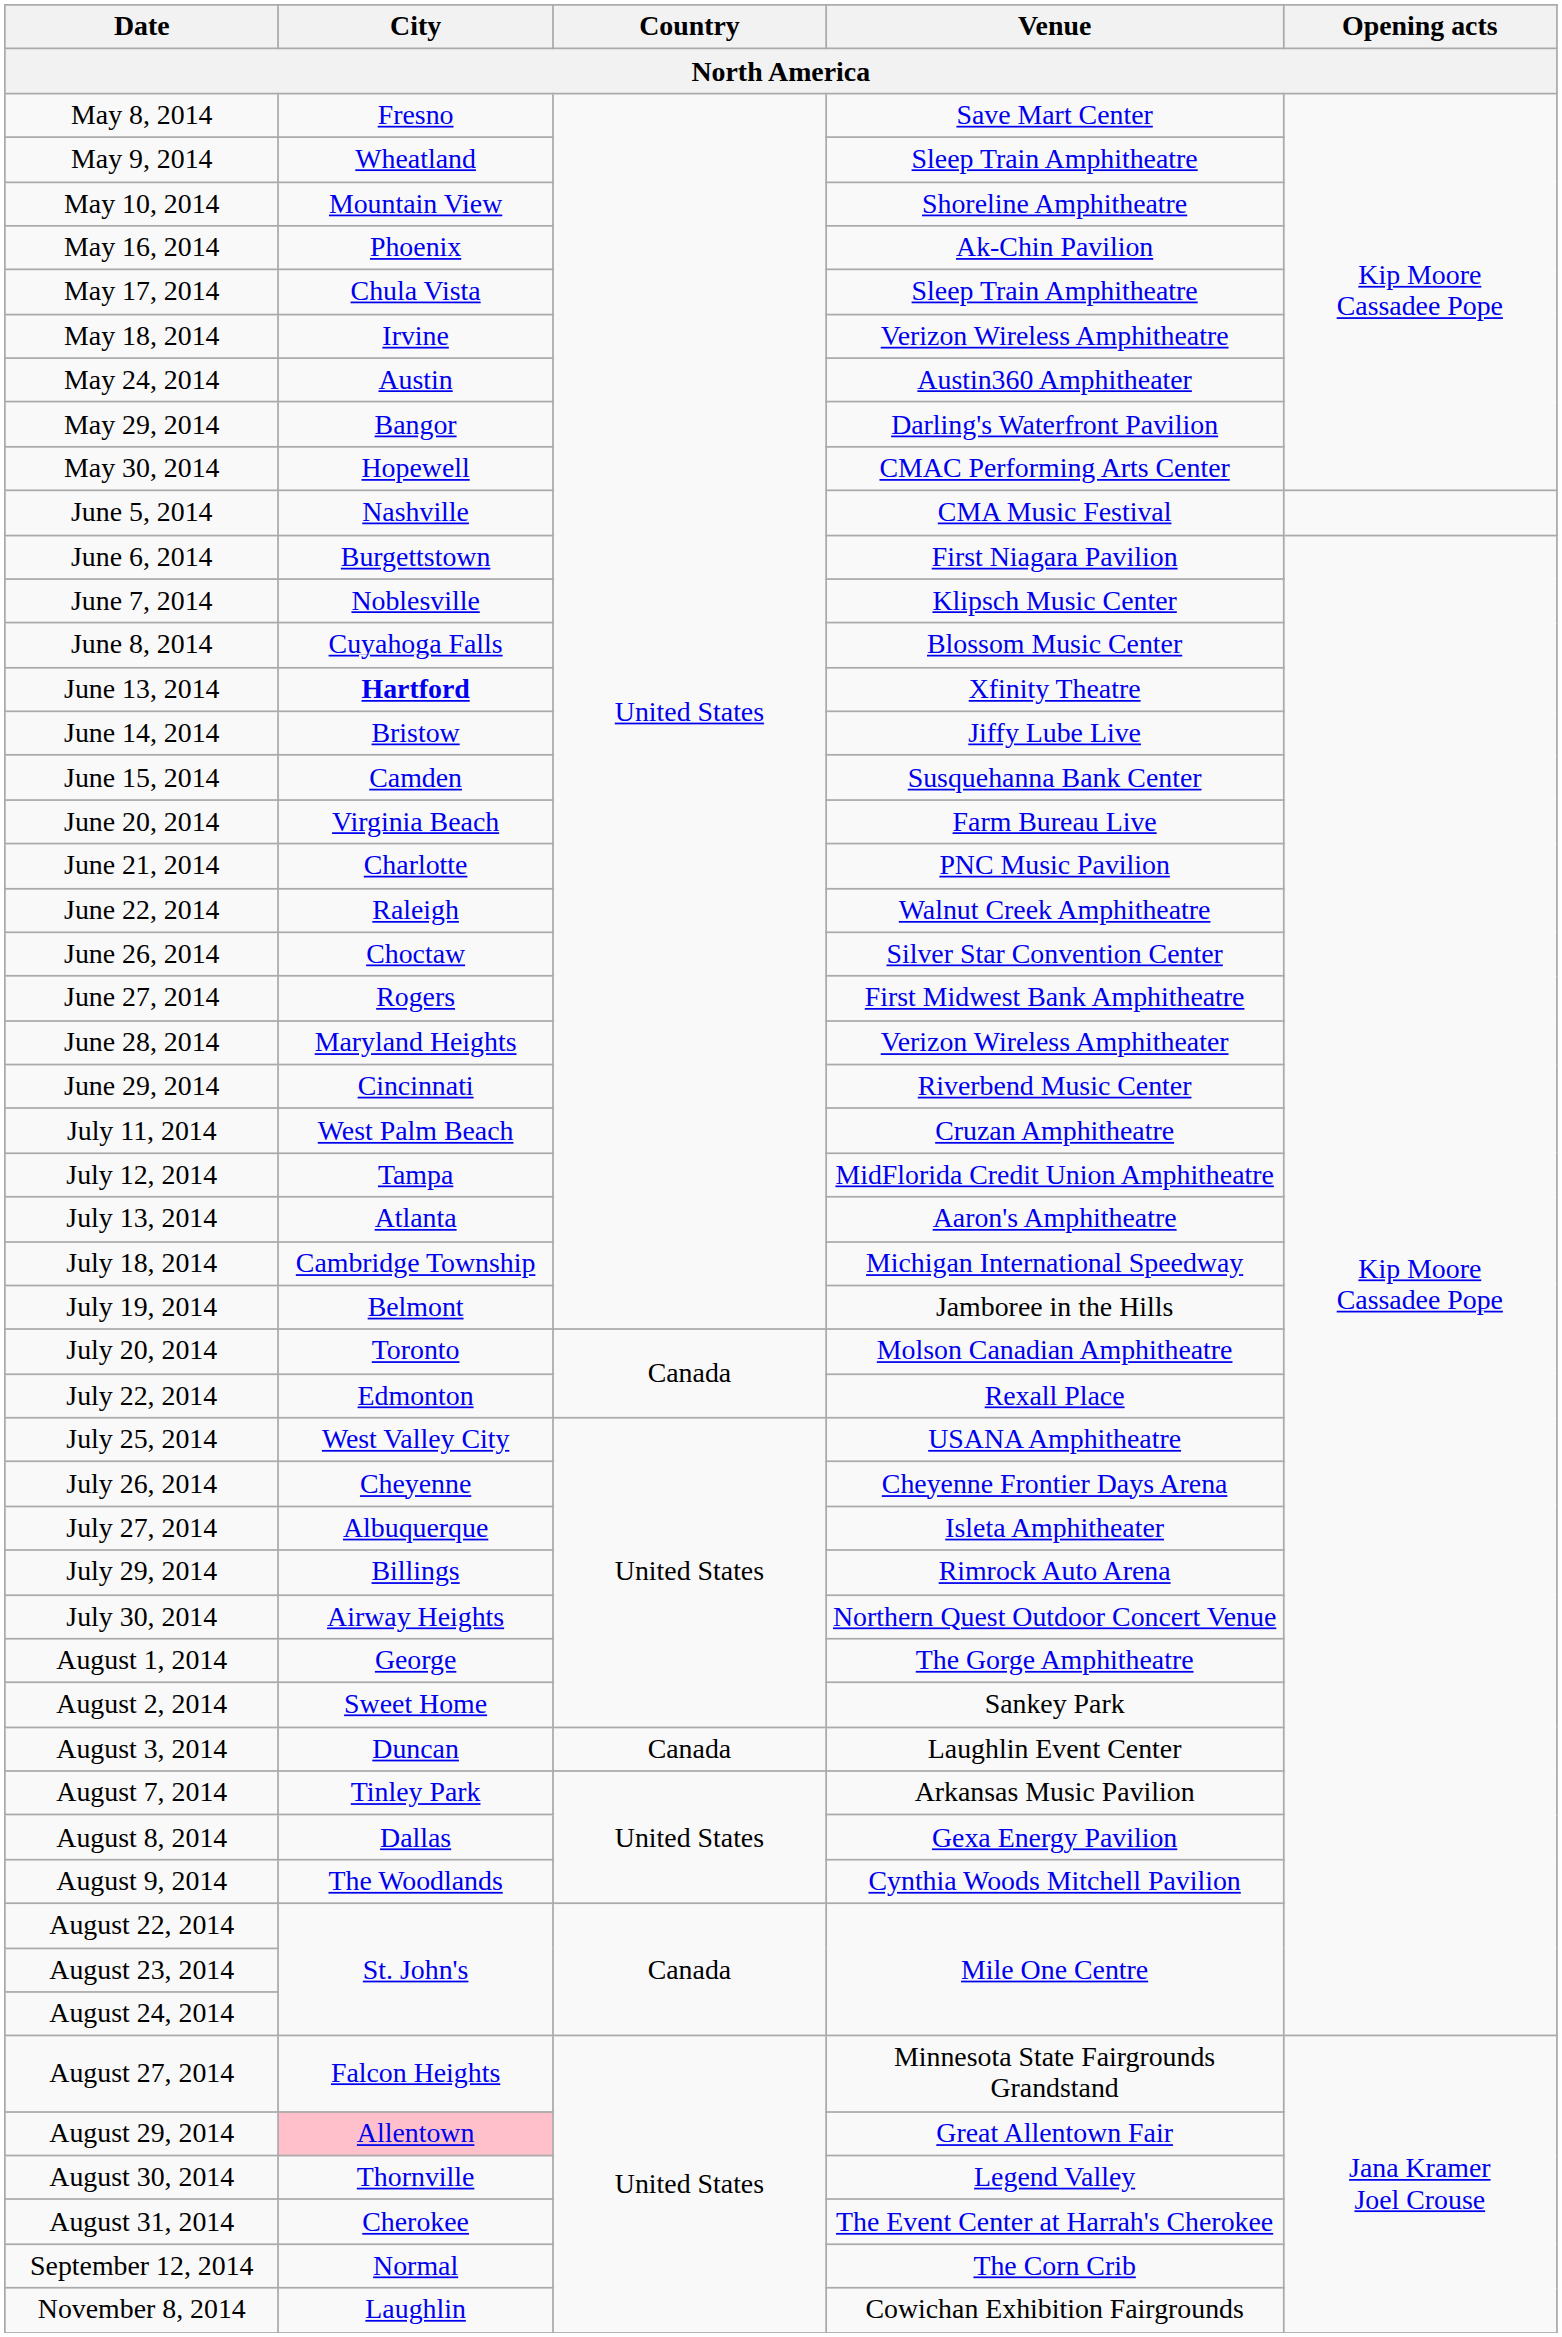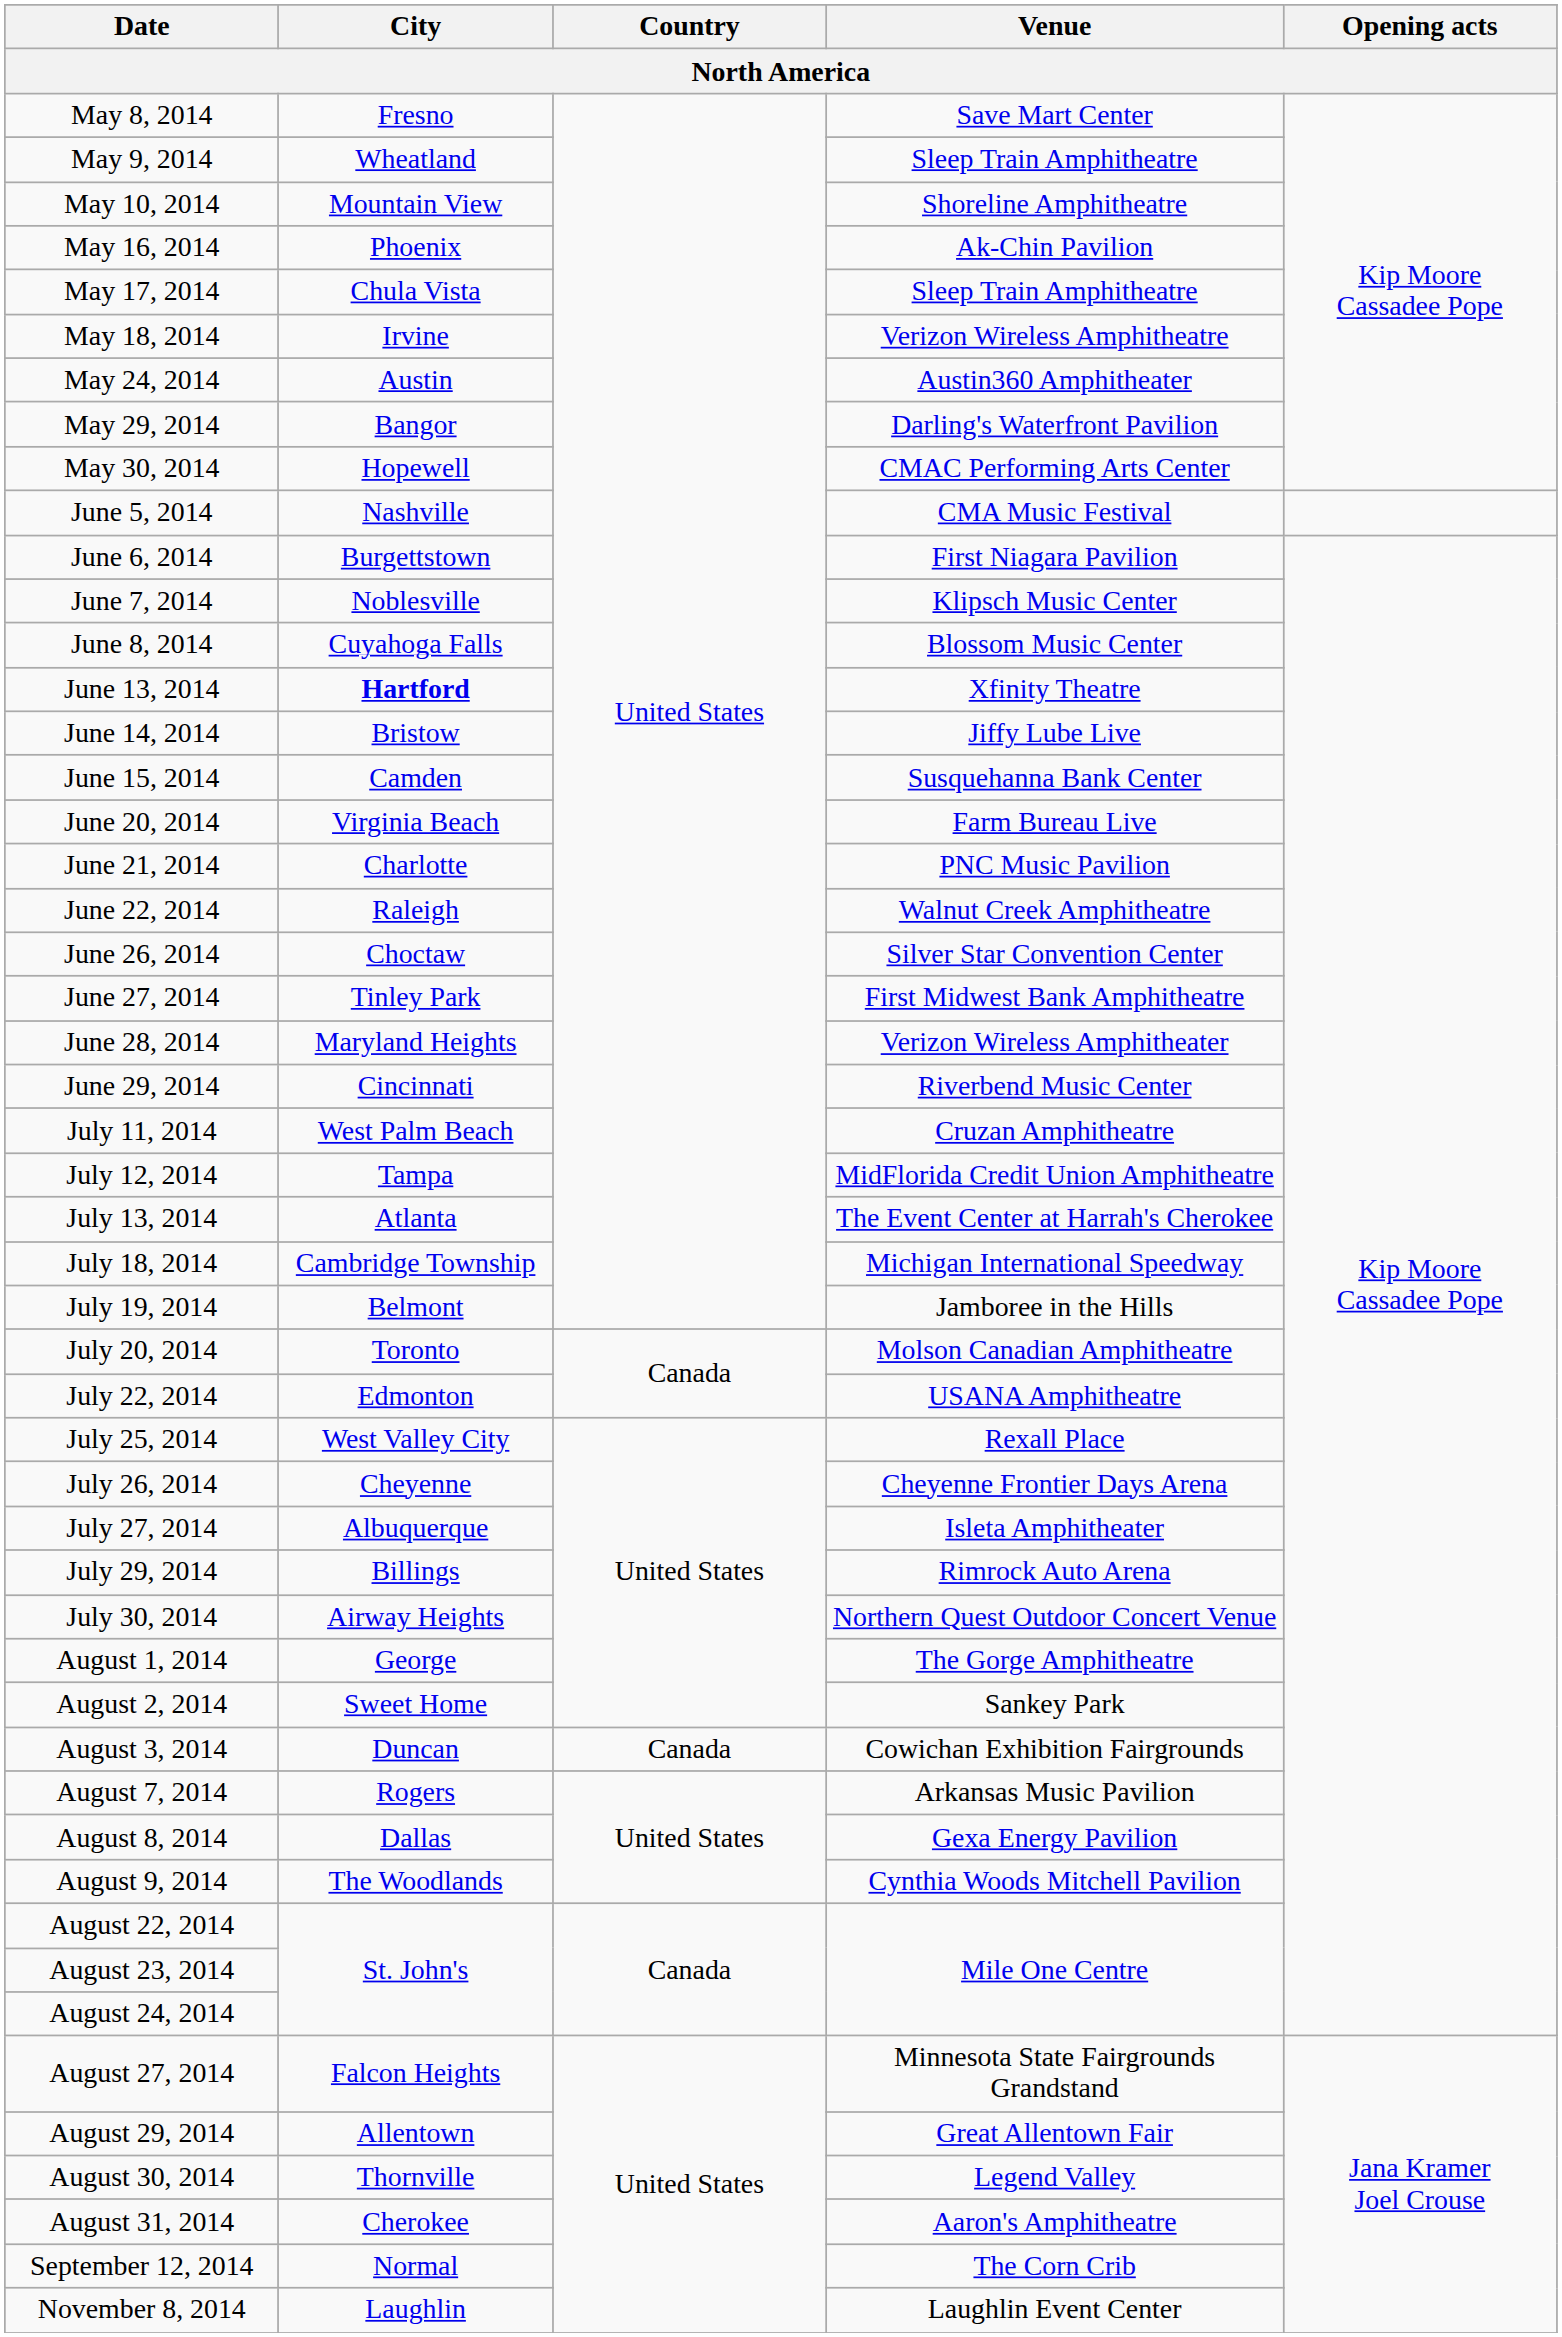(416, 997) Rogers -> (416, 997) Tinley Park
(1055, 1218) Aaron's Amphitheatre -> (1055, 1218) The Event Center at Harrah's Cherokee
(1055, 1395) Rexall Place -> (1055, 1395) USANA Amphitheatre
(1055, 1439) USANA Amphitheatre -> (1055, 1439) Rexall Place
(1055, 1748) Laughlin Event Center -> (1055, 1748) Cowichan Exhibition Fairgrounds
(416, 1792) Tinley Park -> (416, 1792) Rogers
(416, 2133) pink background -> (416, 2133) no background
(1055, 2221) The Event Center at Harrah's Cherokee -> (1055, 2221) Aaron's Amphitheatre
(1055, 2309) Cowichan Exhibition Fairgrounds -> (1055, 2309) Laughlin Event Center
